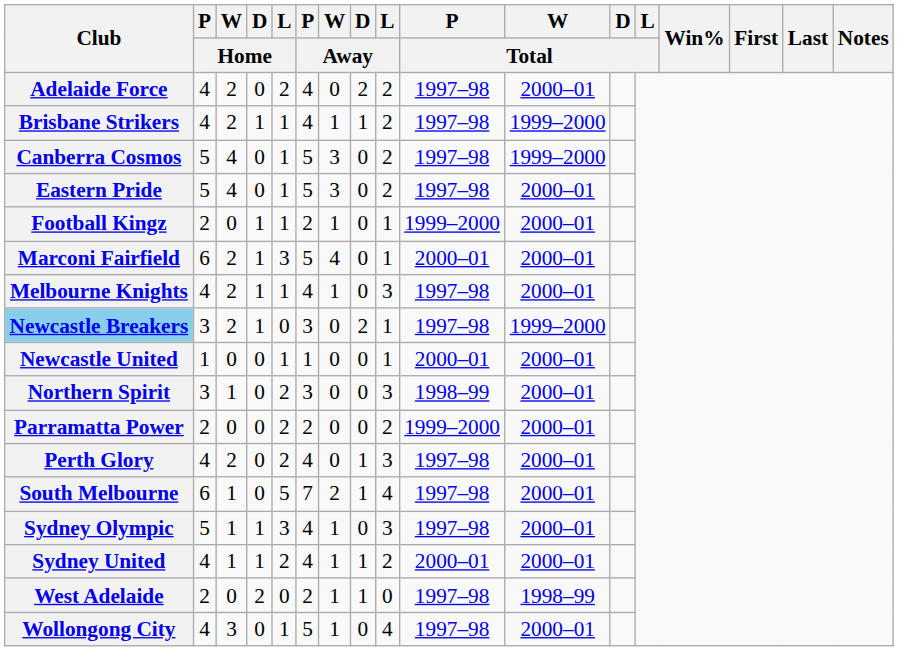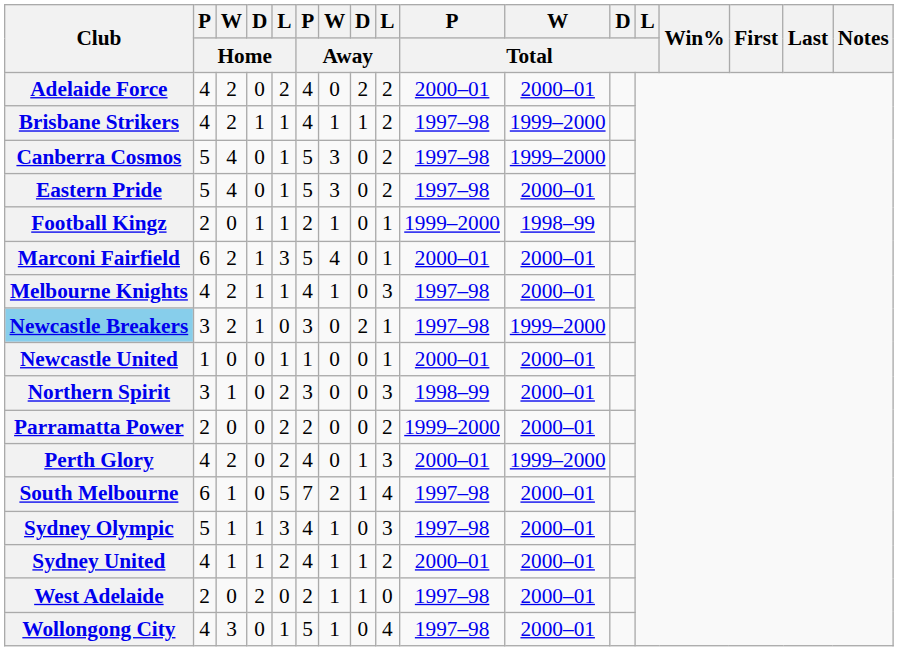(452, 88) 1997–98 -> (452, 88) 2000–01
(558, 223) 2000–01 -> (558, 223) 1998–99
(452, 460) 1997–98 -> (452, 460) 2000–01
(558, 460) 2000–01 -> (558, 460) 1999–2000
(558, 595) 1998–99 -> (558, 595) 2000–01
